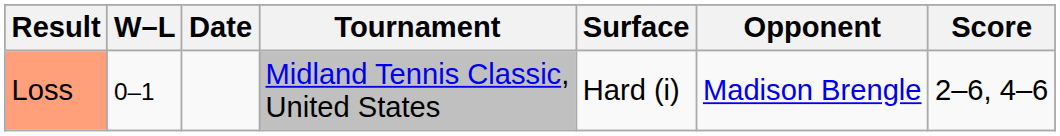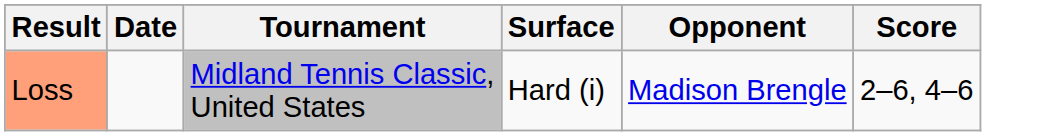- column: (145, 27)
